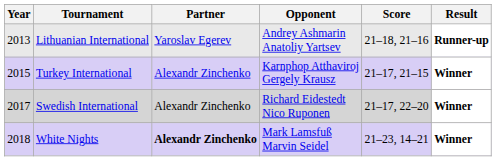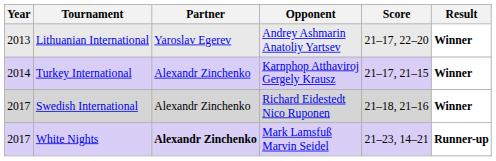(397, 40) 21–18, 21–16 -> (397, 40) 21–17, 22–20
(461, 40) Runner-up -> (453, 40) Winner
(19, 73) 2015 -> (19, 73) 2014
(397, 106) 21–17, 22–20 -> (397, 106) 21–18, 21–16
(19, 139) 2018 -> (19, 139) 2017
(453, 139) Winner -> (461, 139) Runner-up
